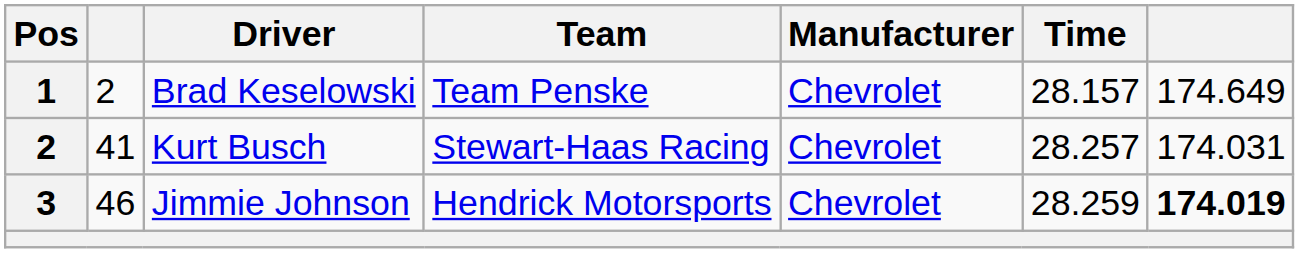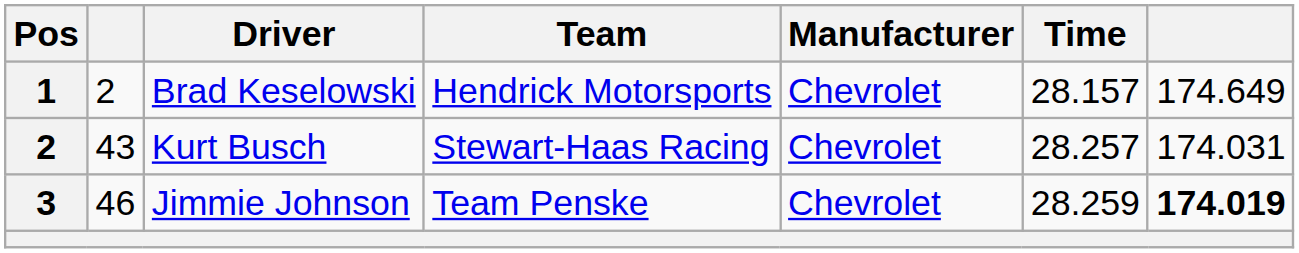(540, 90) Team Penske -> (602, 90) Hendrick Motorsports
(115, 147) 41 -> (115, 147) 43
(602, 203) Hendrick Motorsports -> (540, 203) Team Penske
